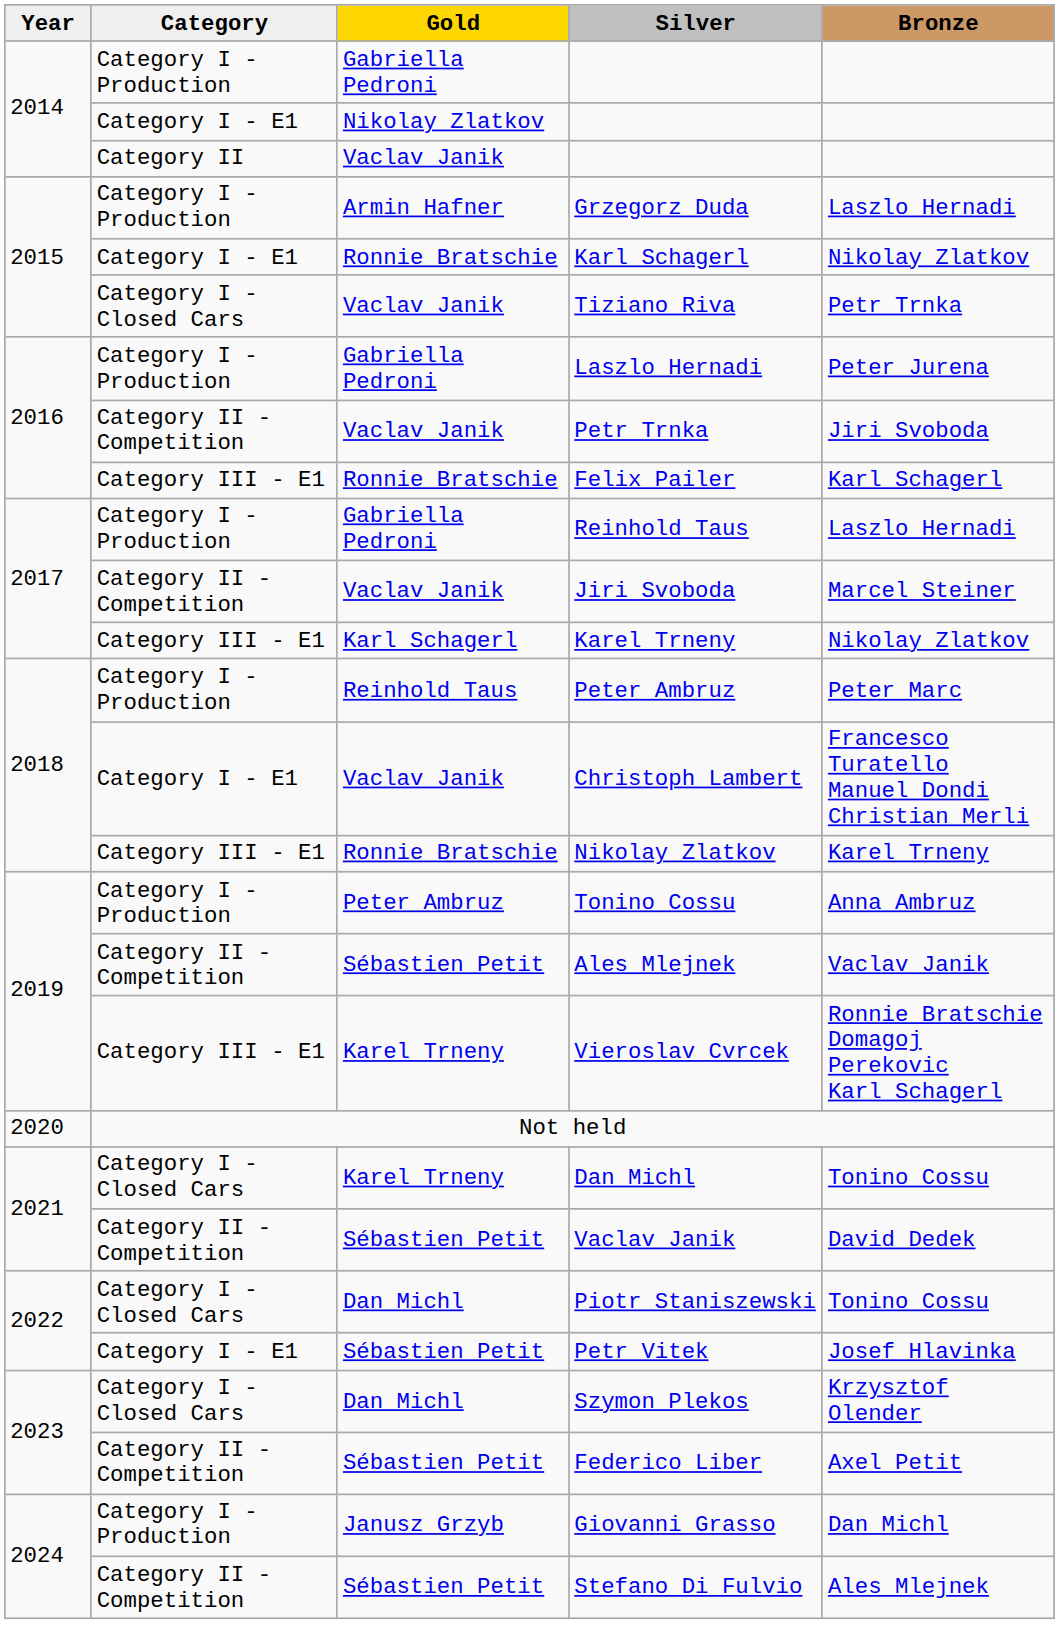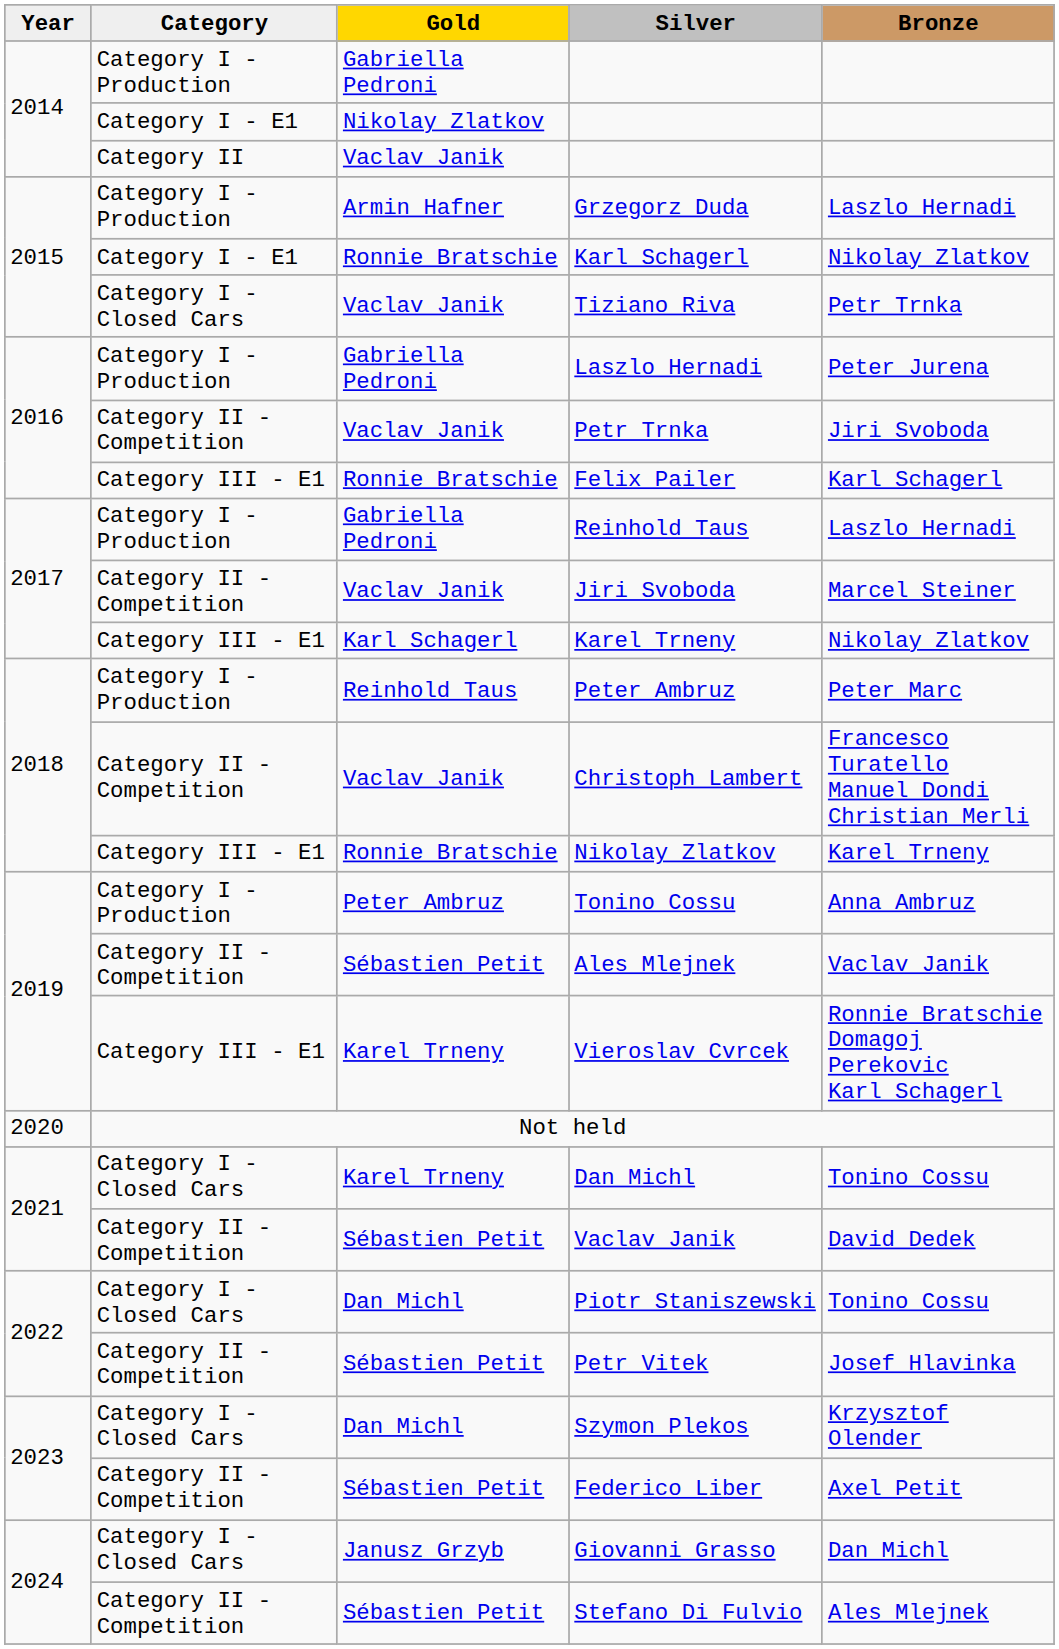(197, 778) Category I - E1 -> (184, 778) Category II - Competition
(197, 1351) Category I - E1 -> (184, 1364) Category II - Competition
(177, 1525) Category I - Production -> (177, 1551) Category I - Closed Cars
